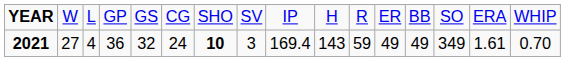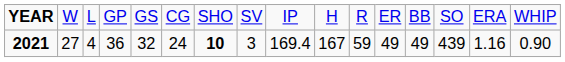(332, 43) 143 -> (332, 43) 167
(452, 43) 349 -> (452, 43) 439
(490, 43) 1.61 -> (490, 43) 1.16
(535, 43) 0.70 -> (535, 43) 0.90
